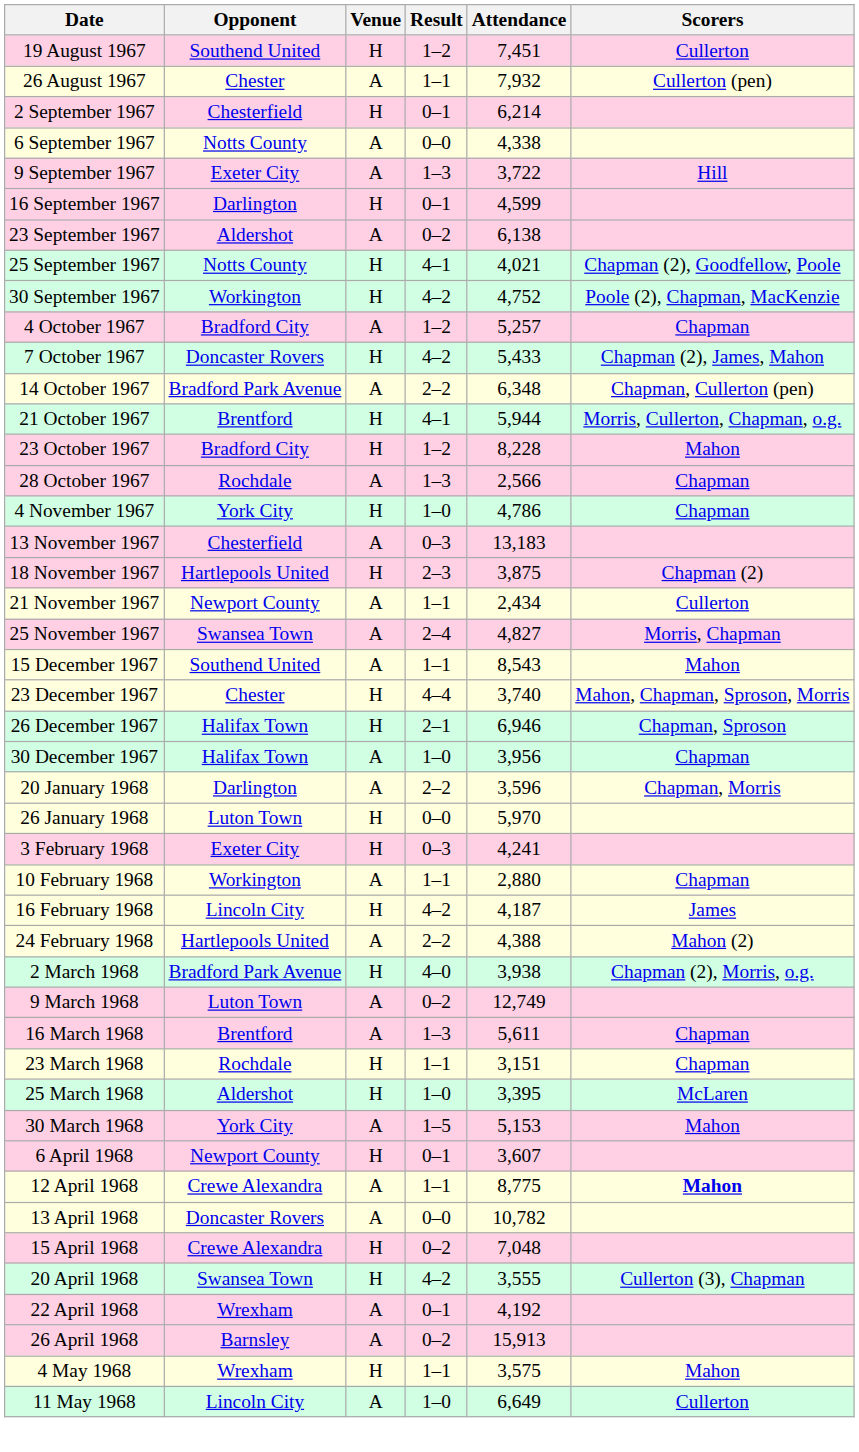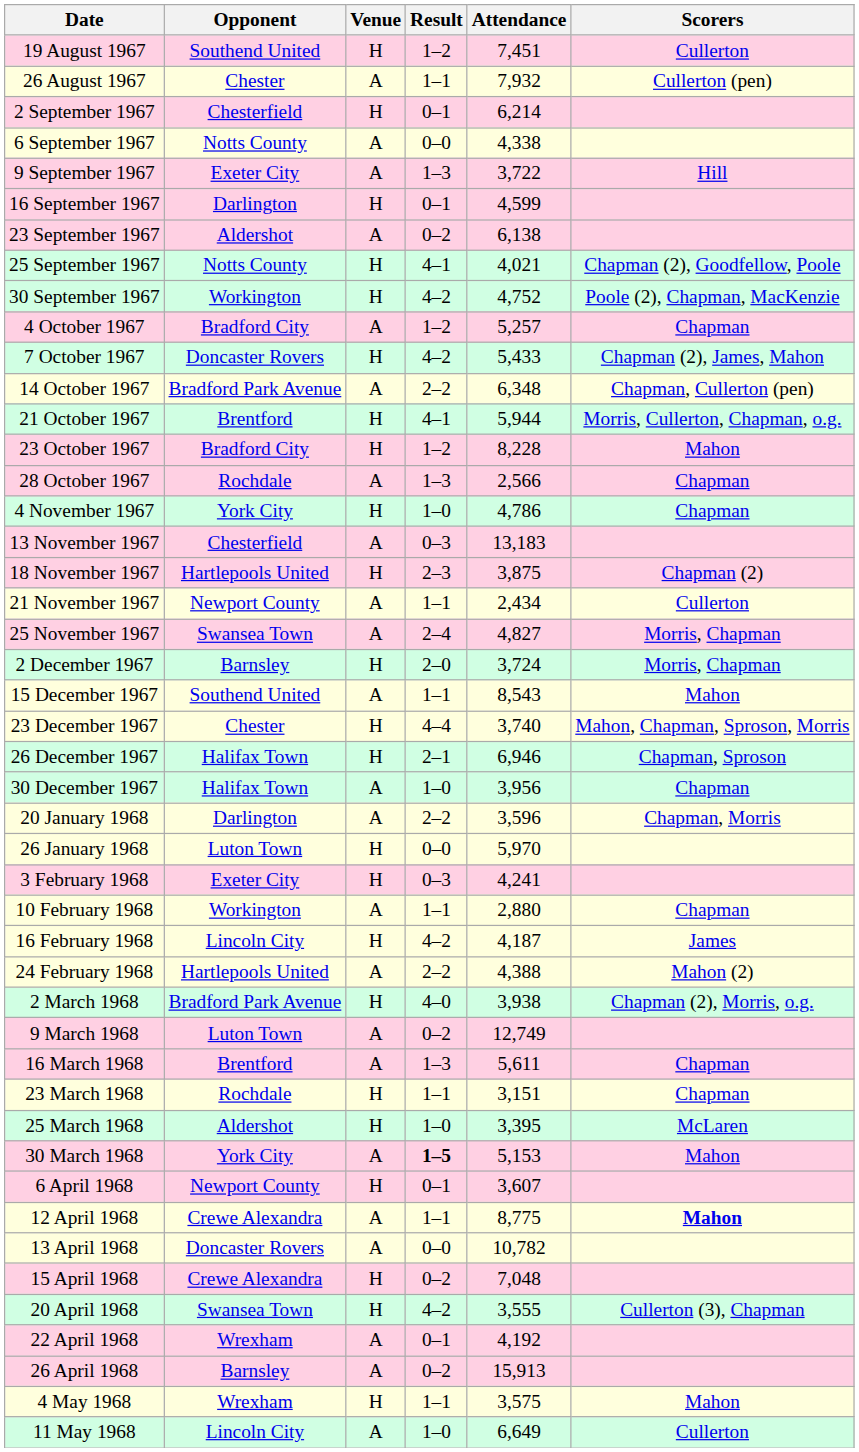+ row: (84, 664)
(436, 1125) normal -> (436, 1155) bold
